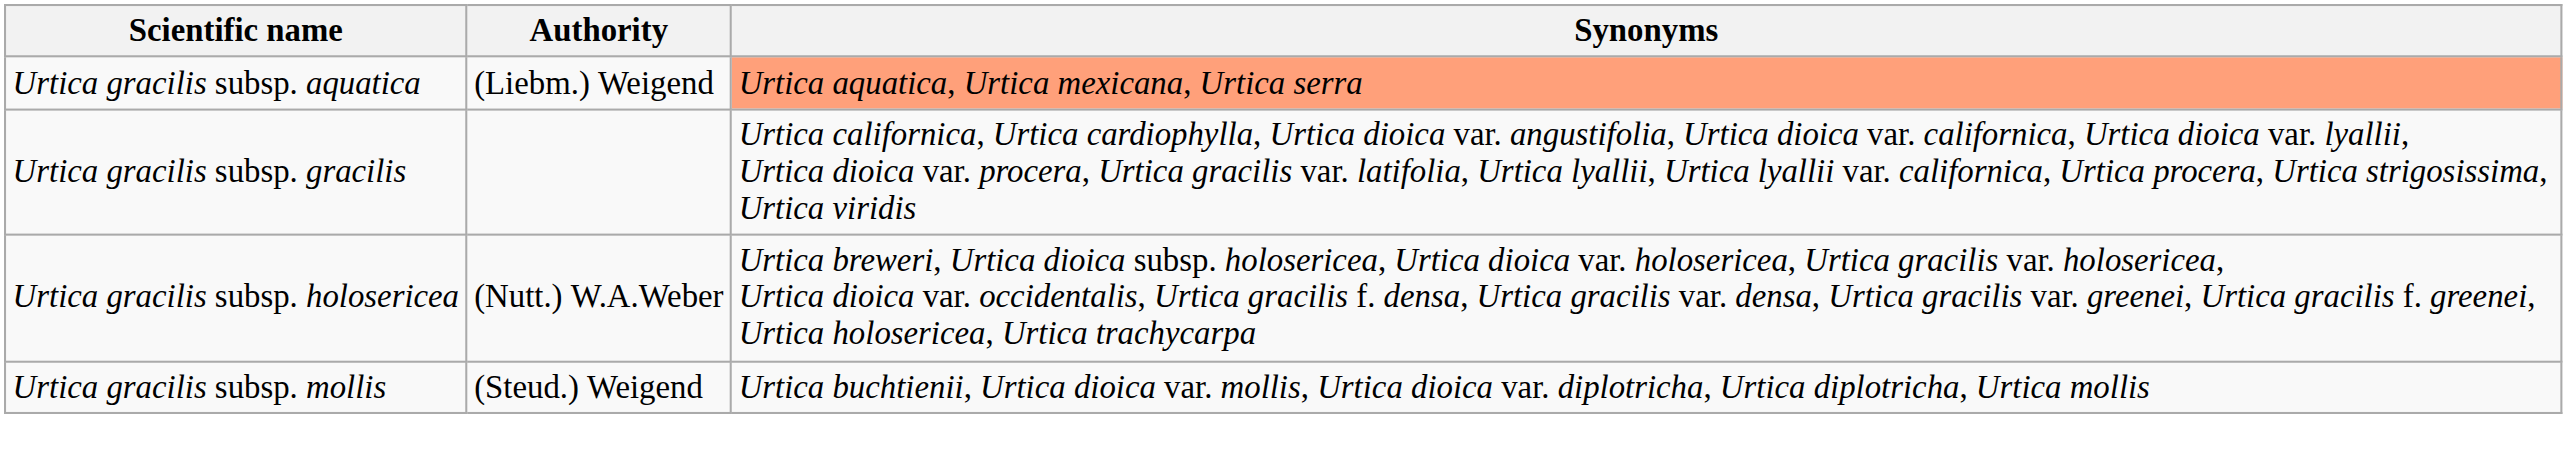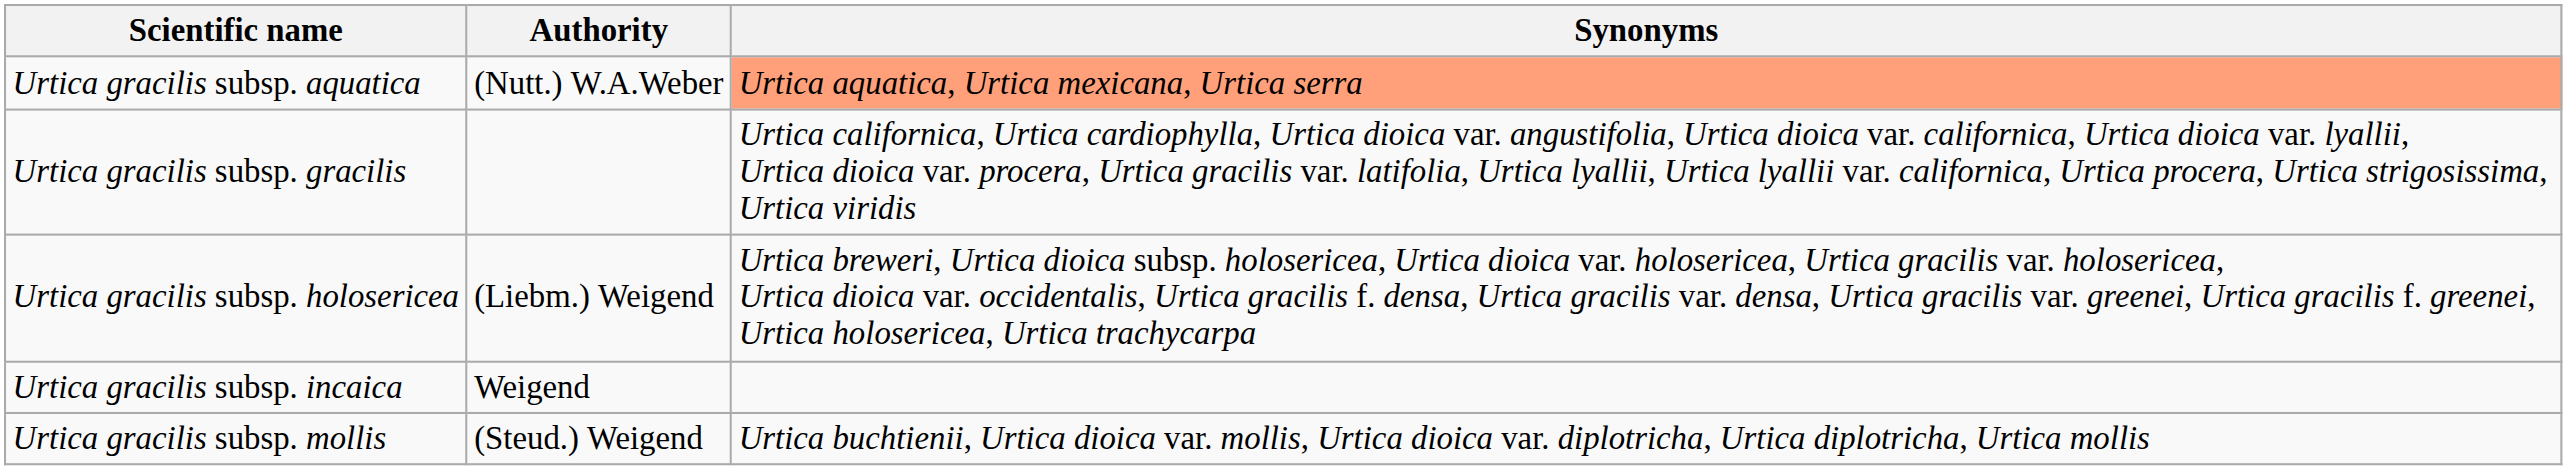(594, 82) (Liebm.) Weigend -> (599, 82) (Nutt.) W.A.Weber
(599, 297) (Nutt.) W.A.Weber -> (594, 297) (Liebm.) Weigend
+ row: (208, 386)
